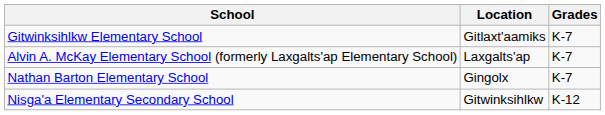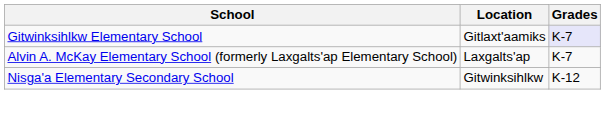(562, 36) no background -> (562, 36) lavender background
- row: (108, 78)
